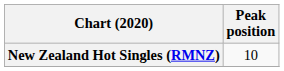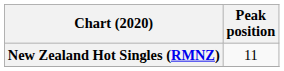(251, 54) 10 -> (251, 54) 11
